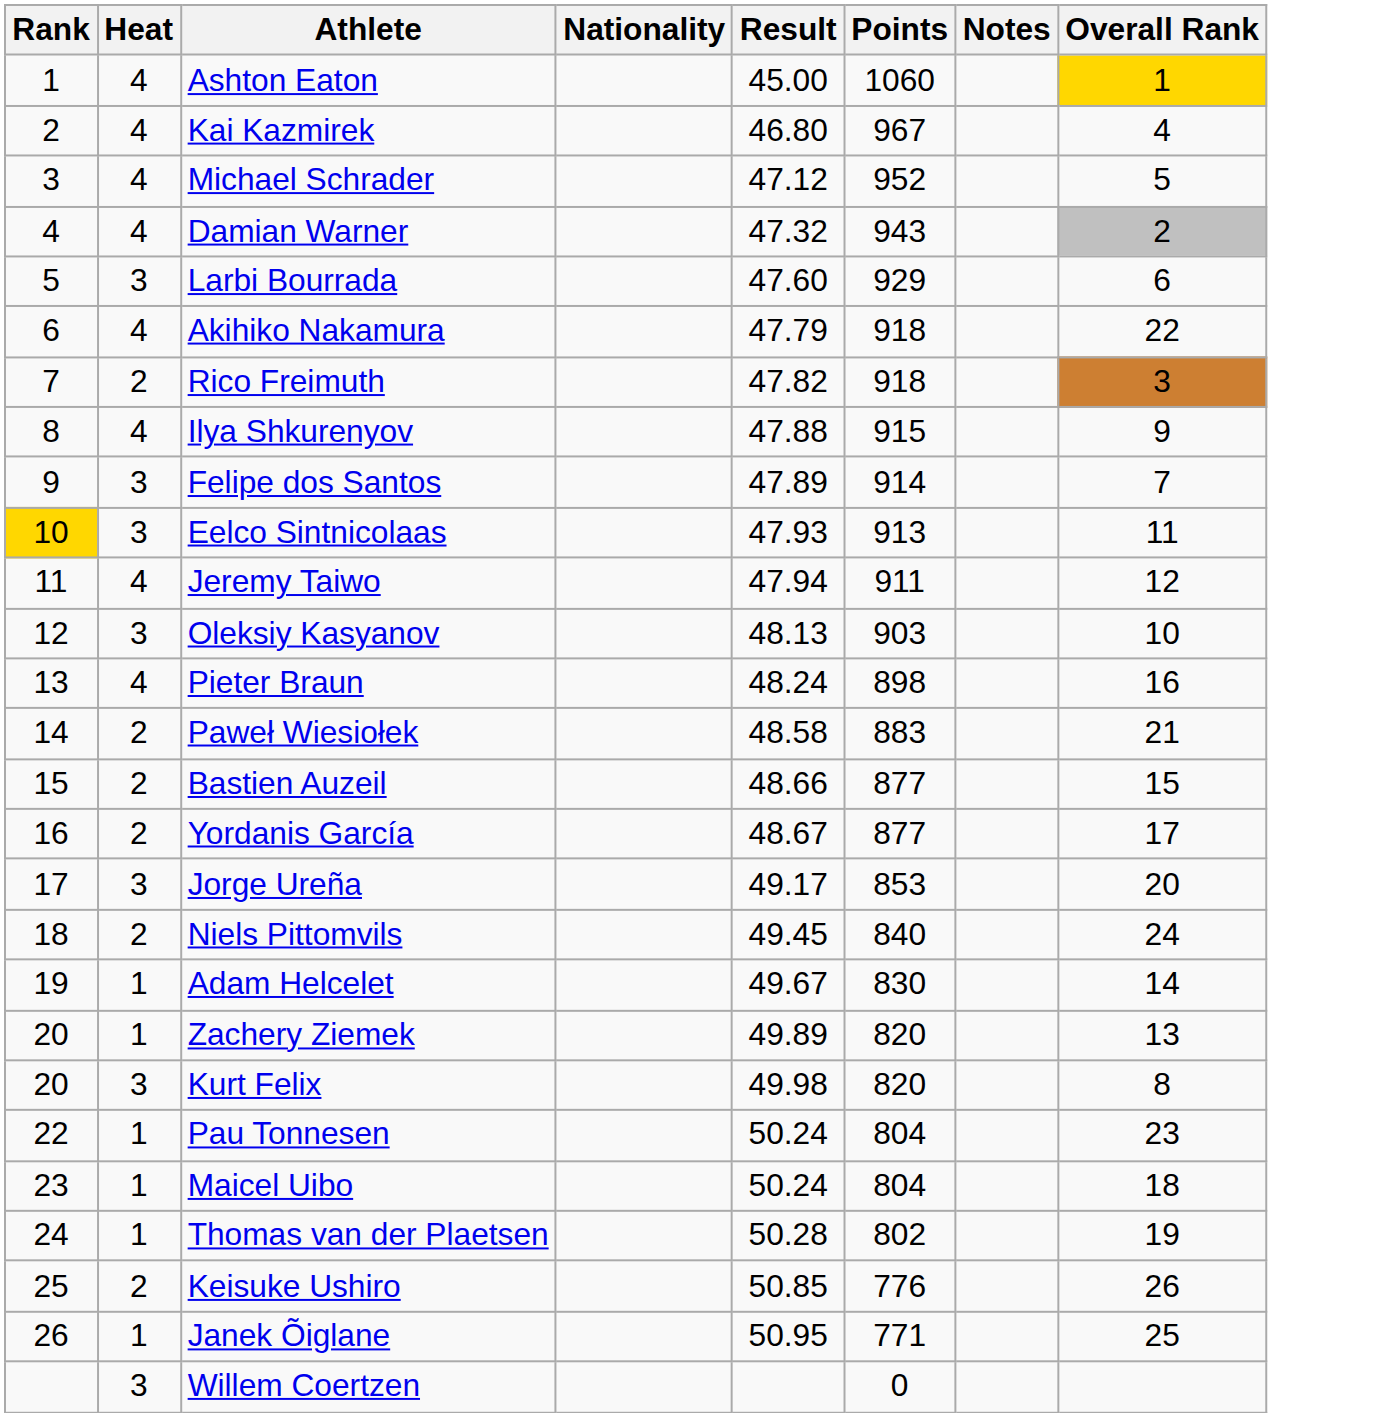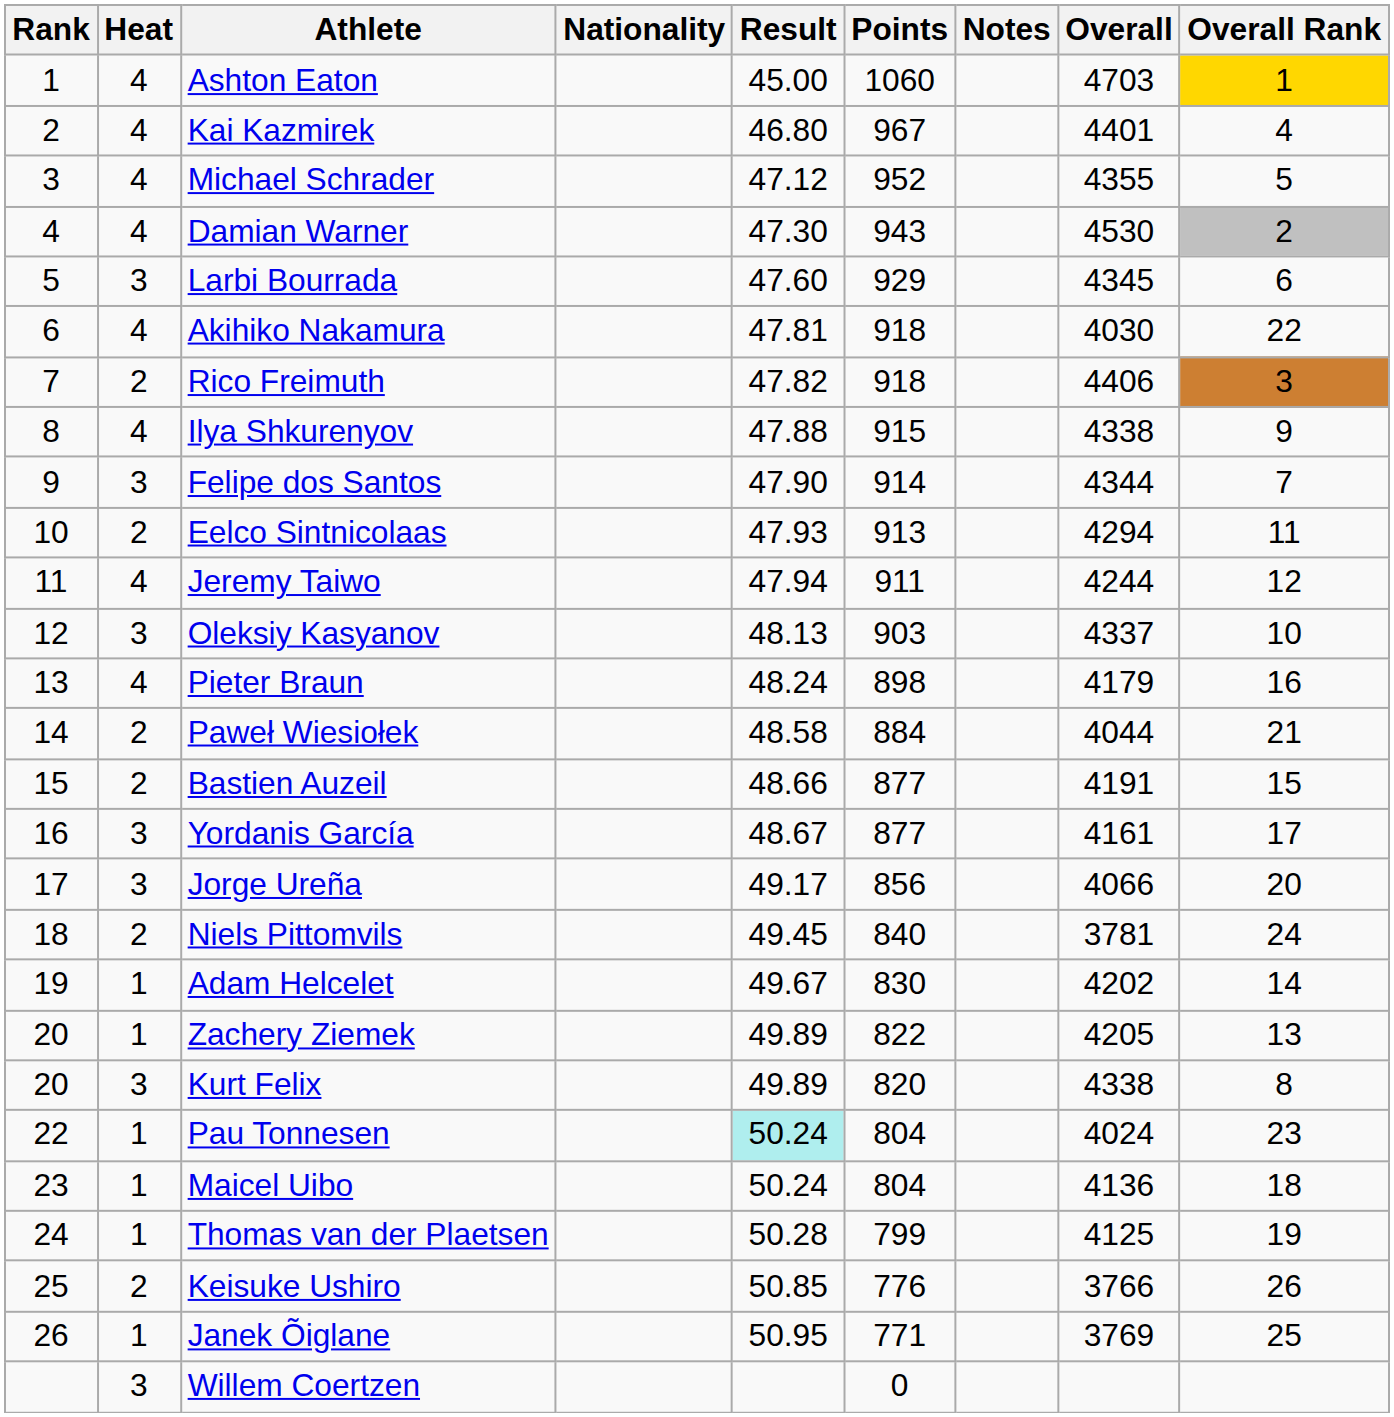+ column: (1119, 29)
(788, 230) 47.32 -> (788, 230) 47.30
(788, 331) 47.79 -> (788, 331) 47.81
(788, 481) 47.89 -> (788, 481) 47.90
(51, 532) gold background -> (51, 532) no background
(139, 532) 3 -> (139, 532) 2
(900, 733) 883 -> (900, 733) 884
(139, 833) 2 -> (139, 833) 3
(900, 883) 853 -> (900, 883) 856
(900, 1034) 820 -> (900, 1034) 822
(788, 1084) 49.98 -> (788, 1084) 49.89
(788, 1134) no background -> (788, 1134) paleturquoise background
(900, 1235) 802 -> (900, 1235) 799
